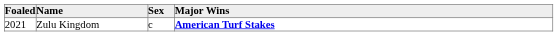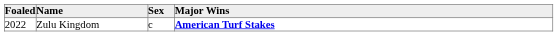(15, 24) 2021 -> (15, 24) 2022
